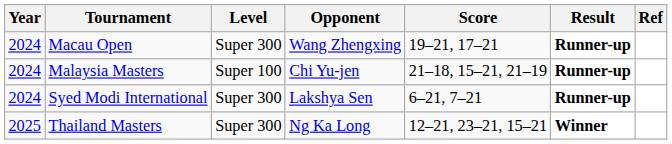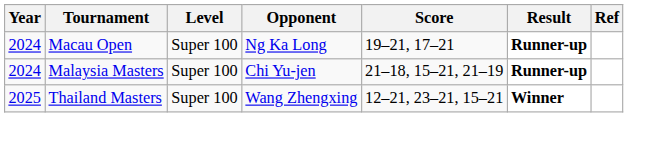(248, 45) Super 300 -> (205, 45) Super 100
(345, 45) Wang Zhengxing -> (286, 45) Ng Ka Long
- row: (128, 98)
(248, 125) Super 300 -> (205, 98) Super 100
(330, 125) Ng Ka Long -> (301, 98) Wang Zhengxing
